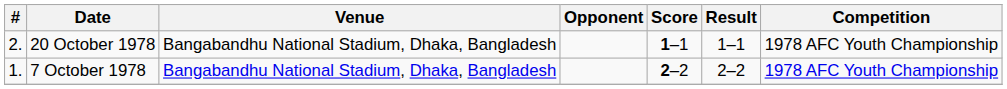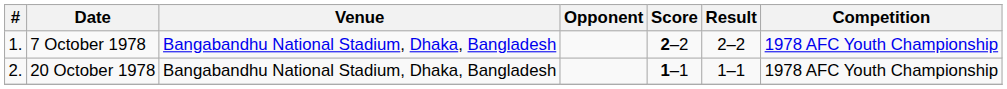rows swapped: (88, 71) <-> (93, 44)
